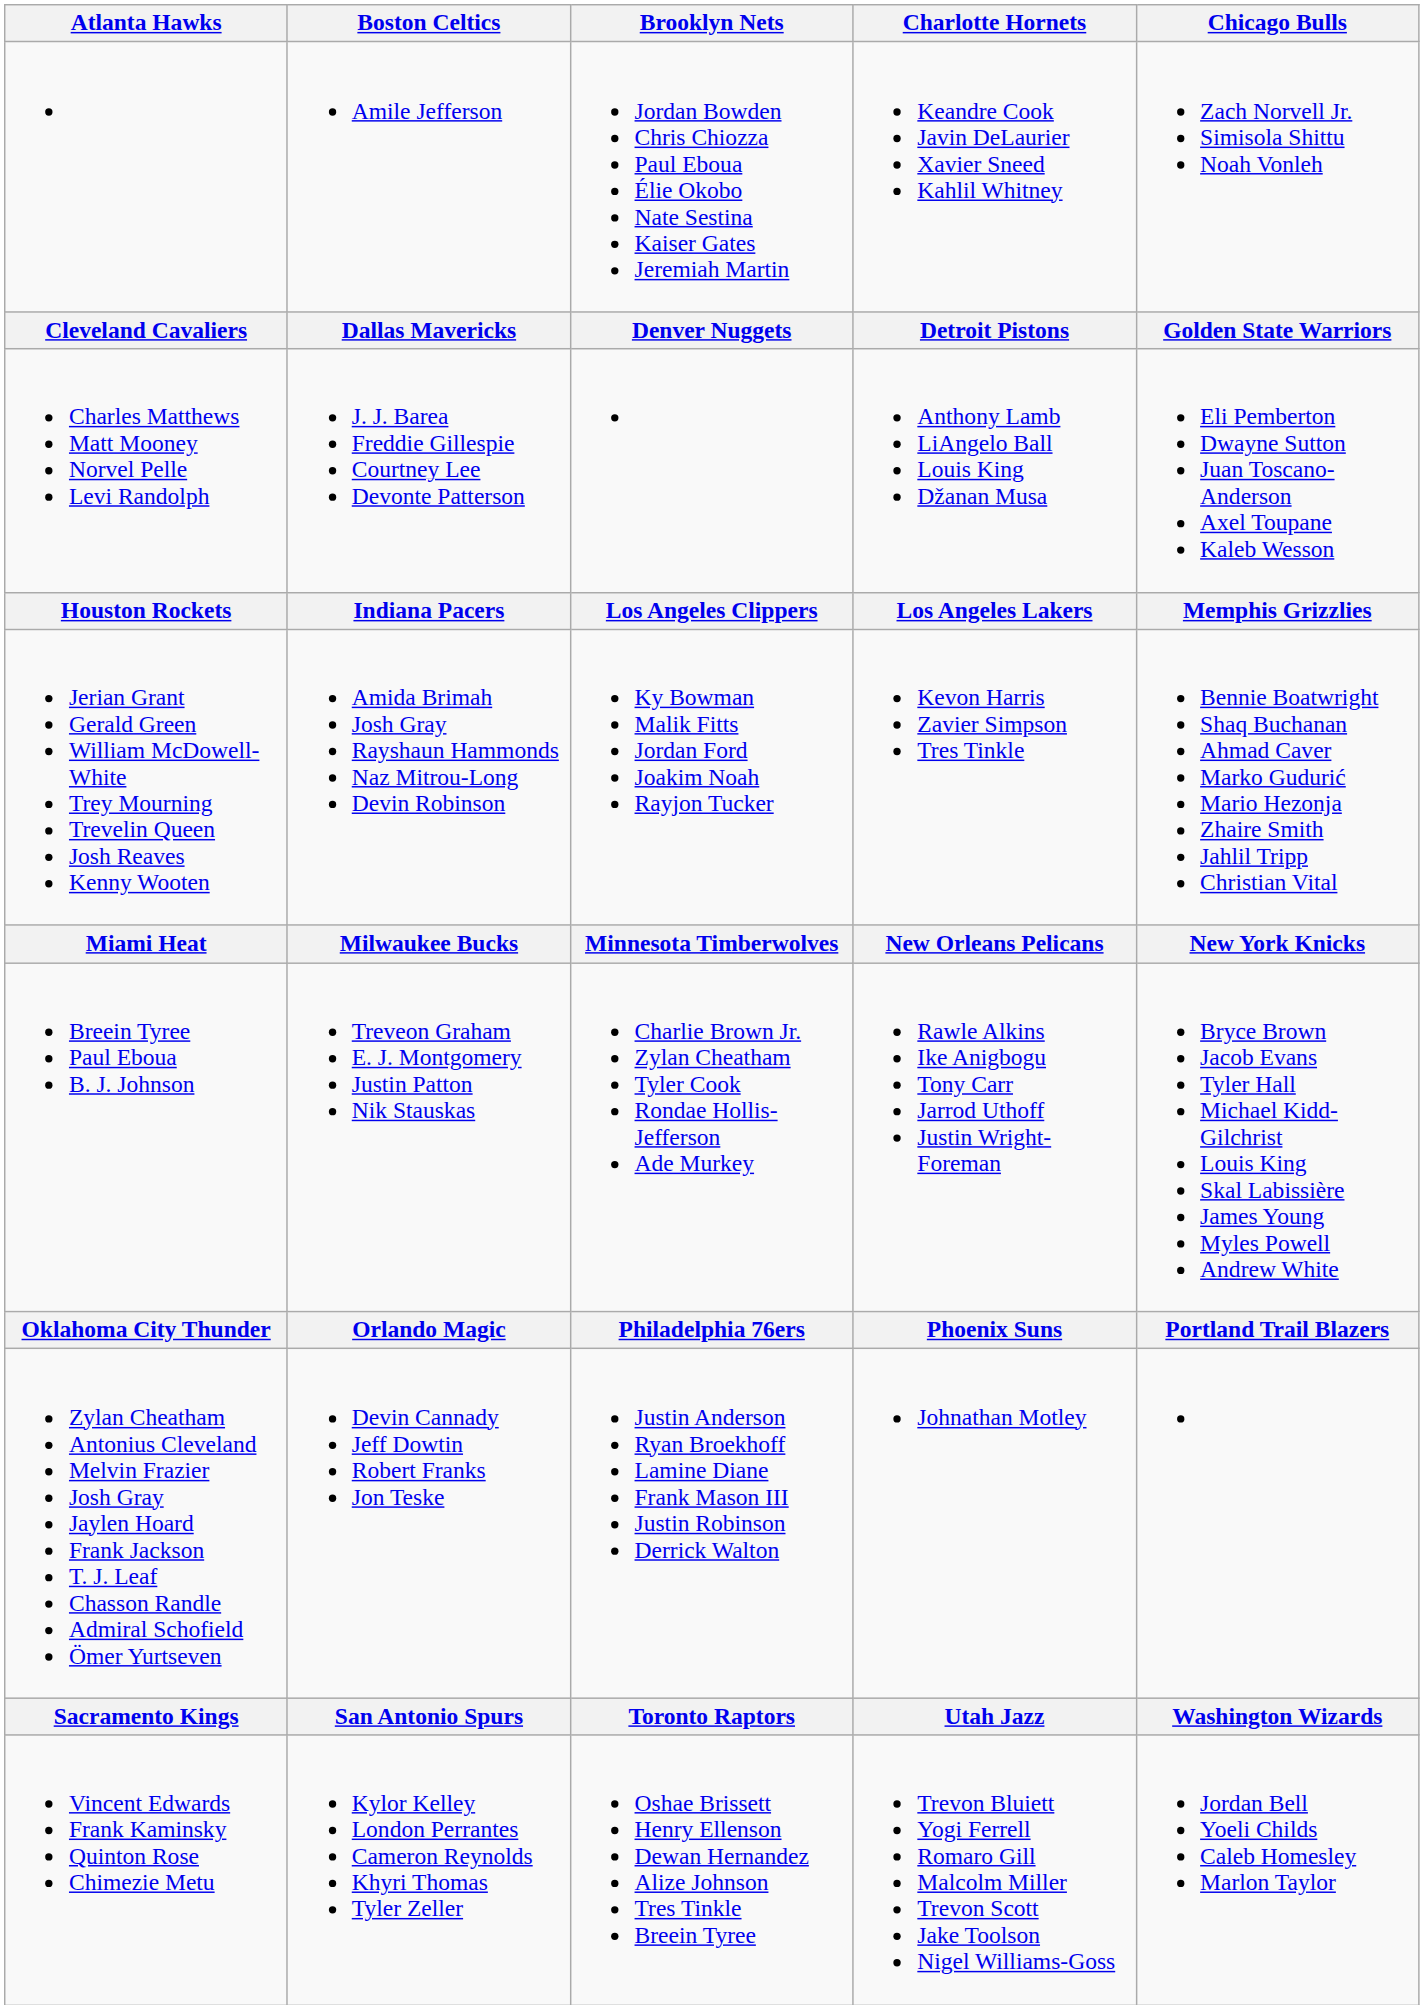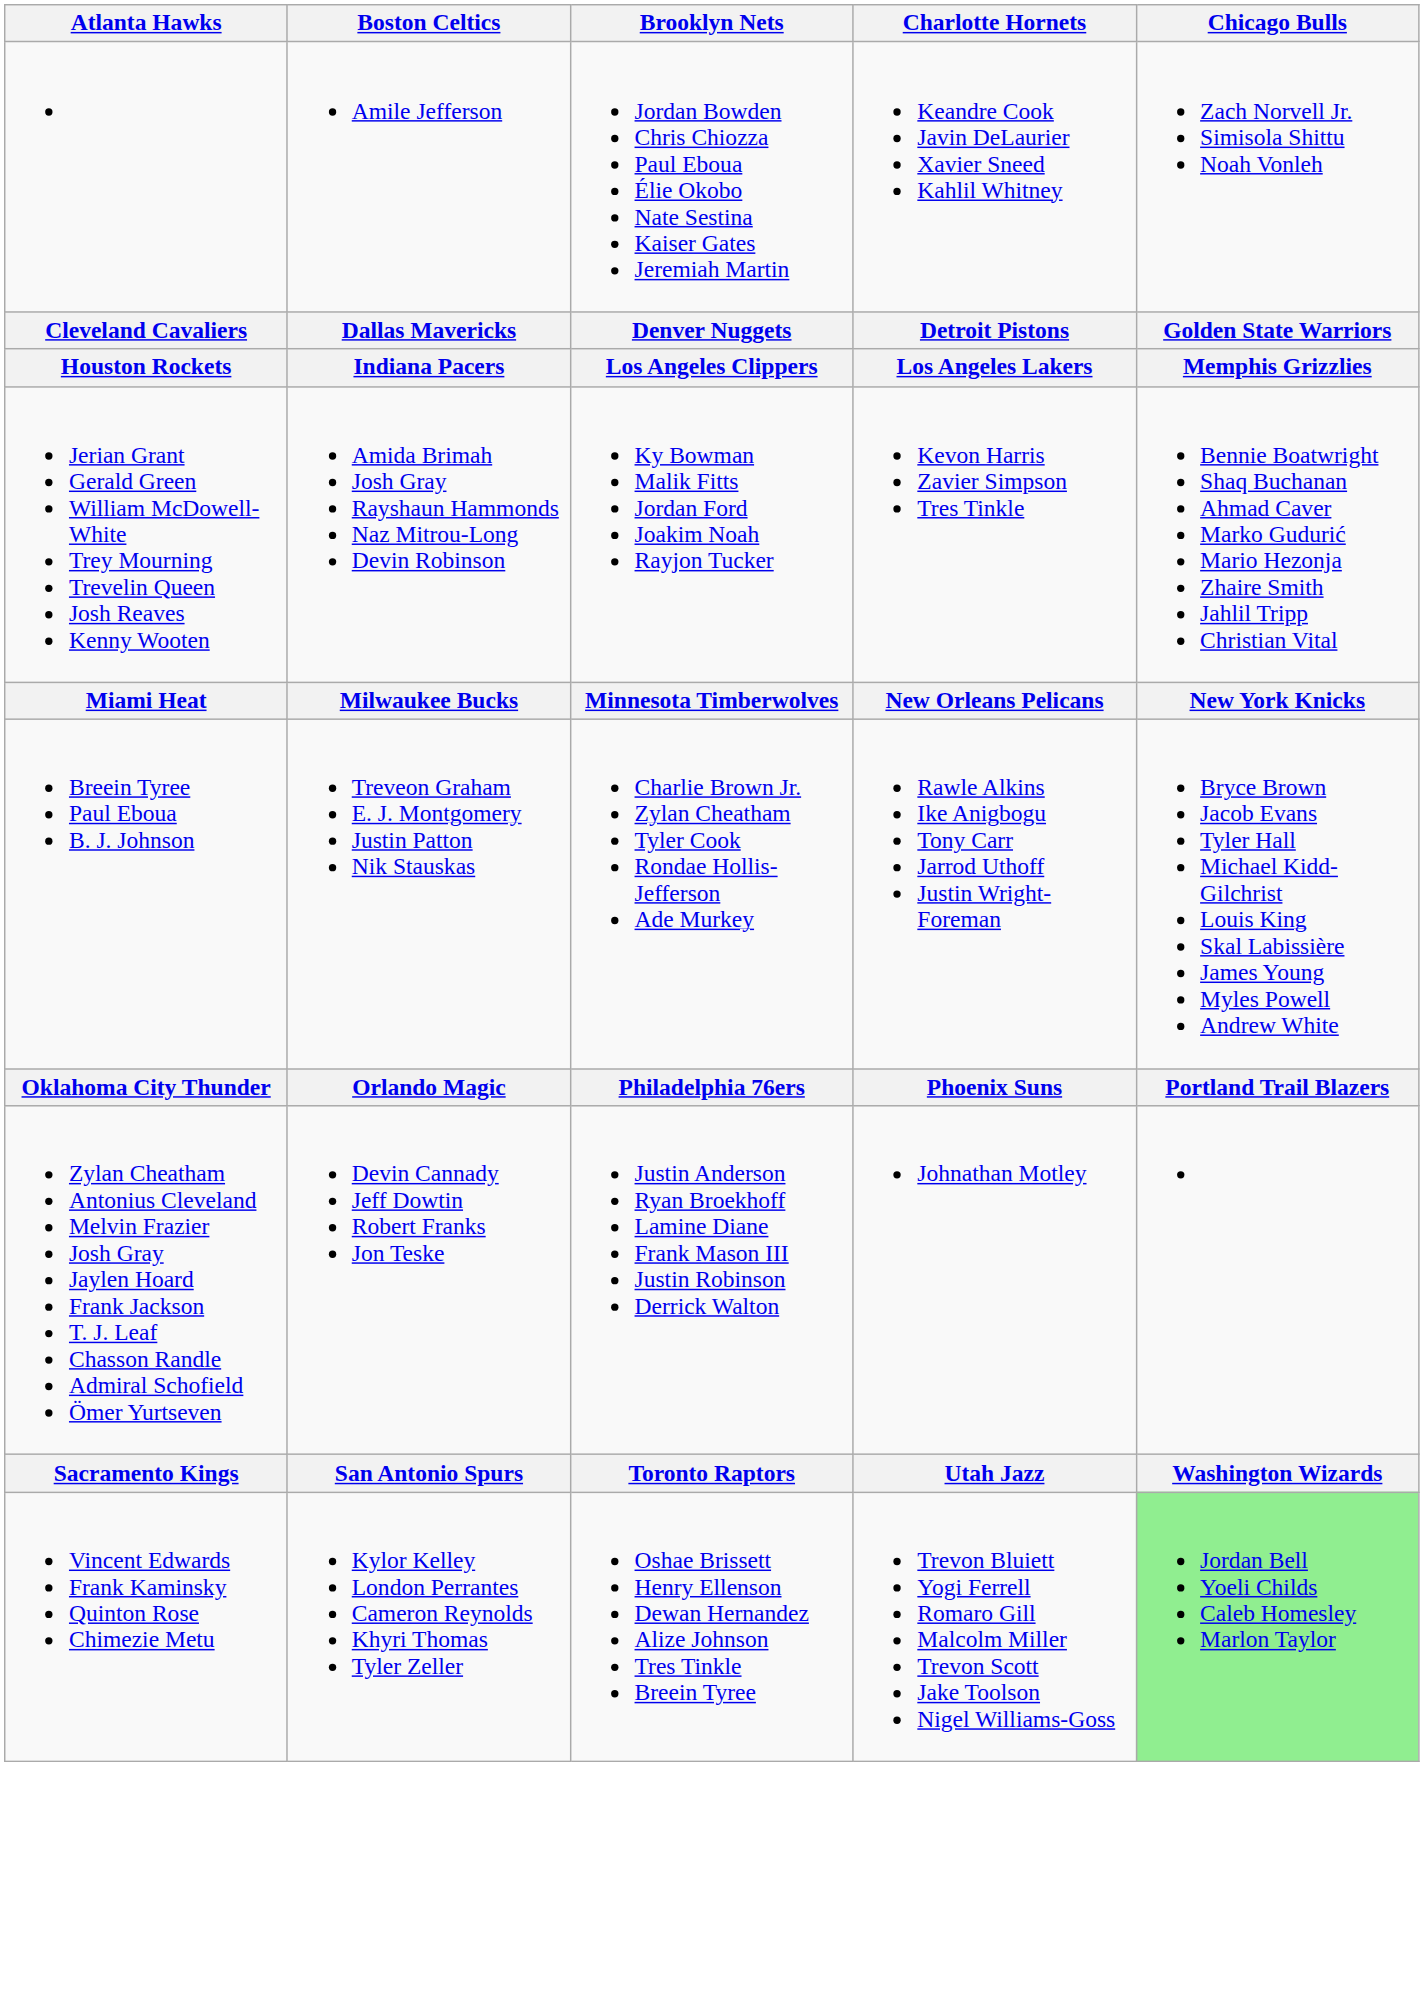- row: (146, 457)
(1277, 1843) no background -> (1277, 1600) lightgreen background
